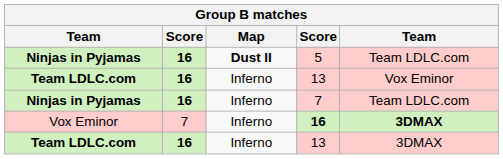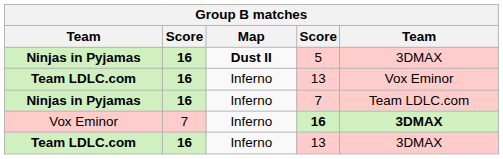(419, 57) Team LDLC.com -> (419, 57) 3DMAX
